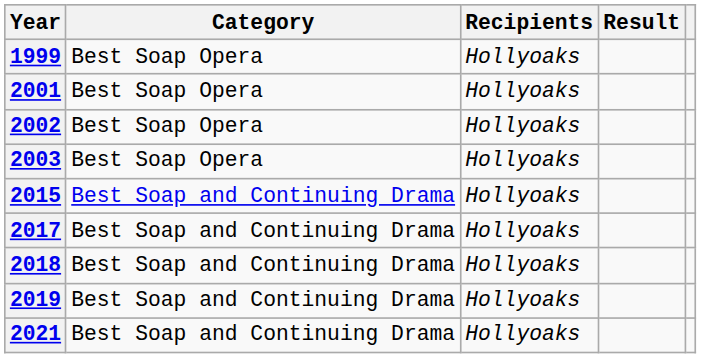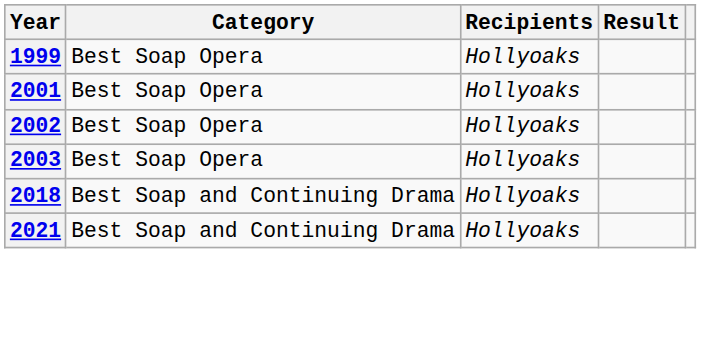- row: (35, 196)
- row: (35, 231)
- row: (35, 300)
